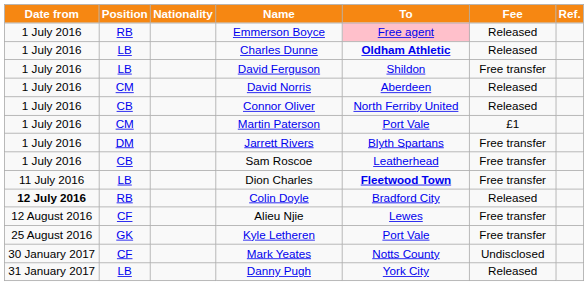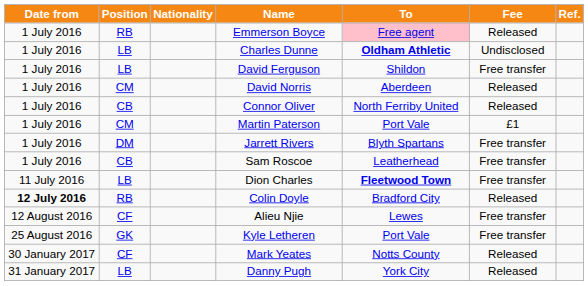(513, 51) Released -> (513, 51) Undisclosed
(513, 254) Undisclosed -> (513, 254) Released
